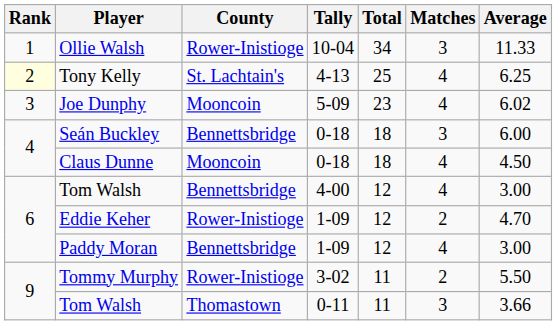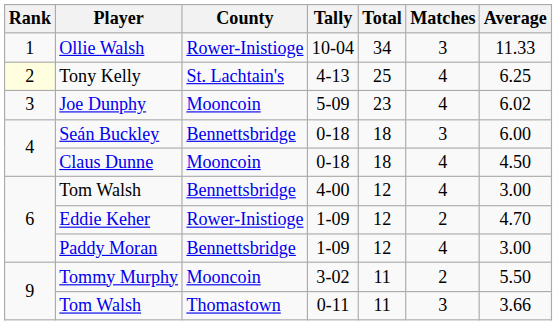(245, 276) Rower-Inistioge -> (224, 276) Mooncoin
